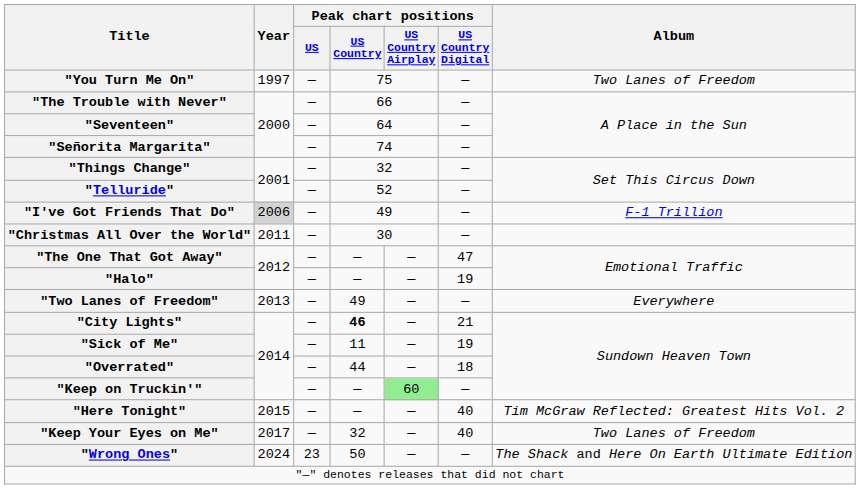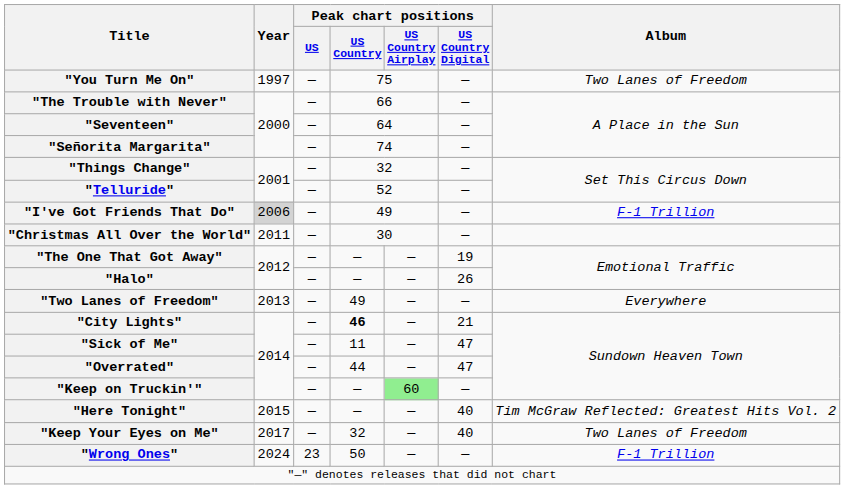(465, 257) 47 -> (465, 257) 19
(465, 279) 19 -> (465, 279) 26
(465, 345) 19 -> (465, 345) 47
(465, 367) 18 -> (465, 367) 47
(674, 455) The Shack and Here On Earth Ultimate Edition -> (666, 455) F-1 Trillion
